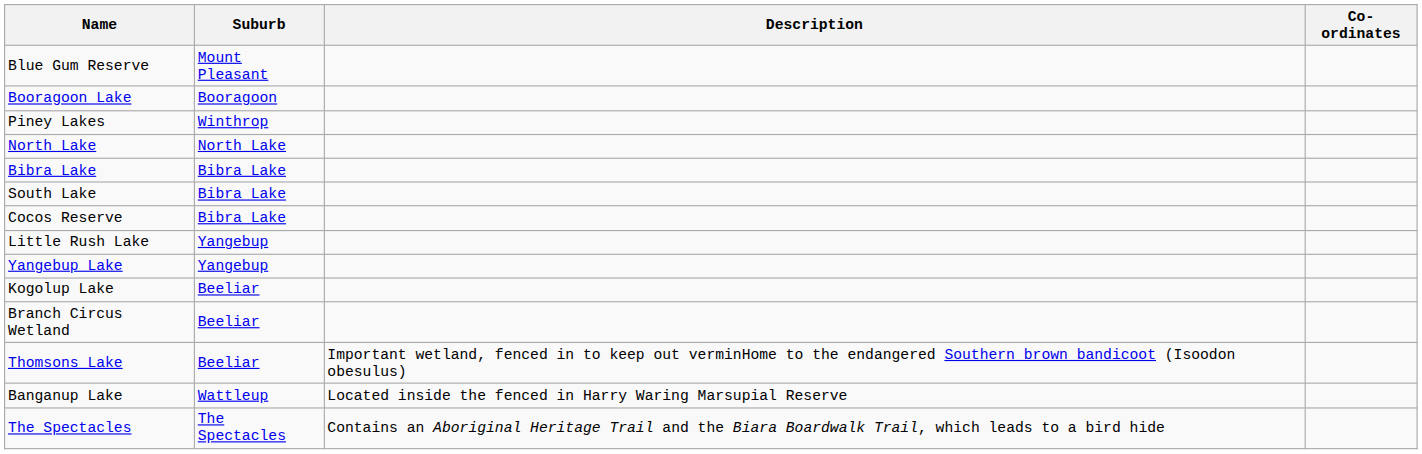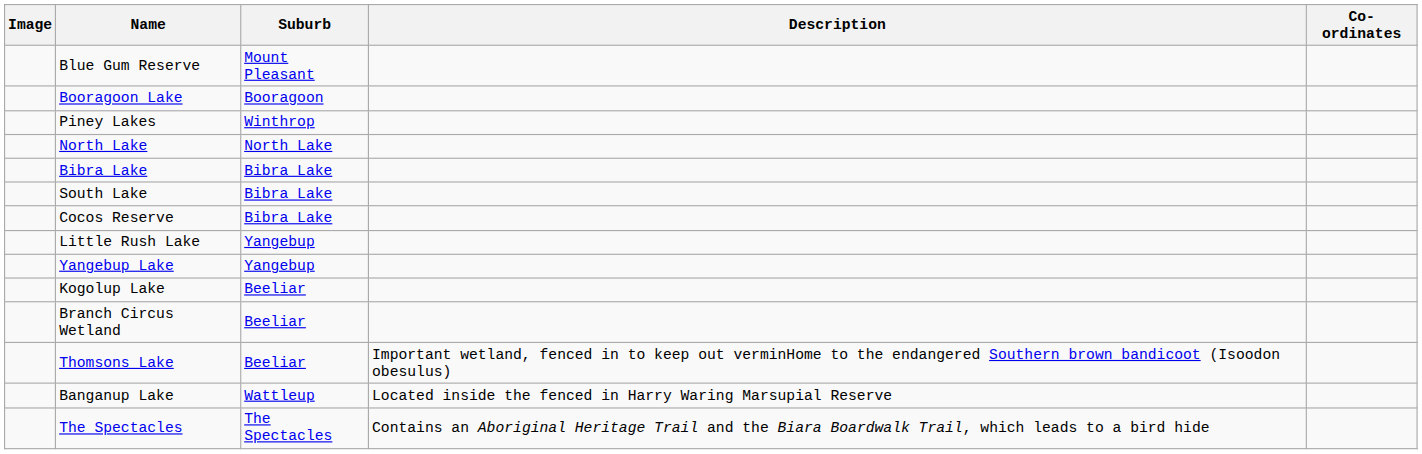+ column: (30, 25)
